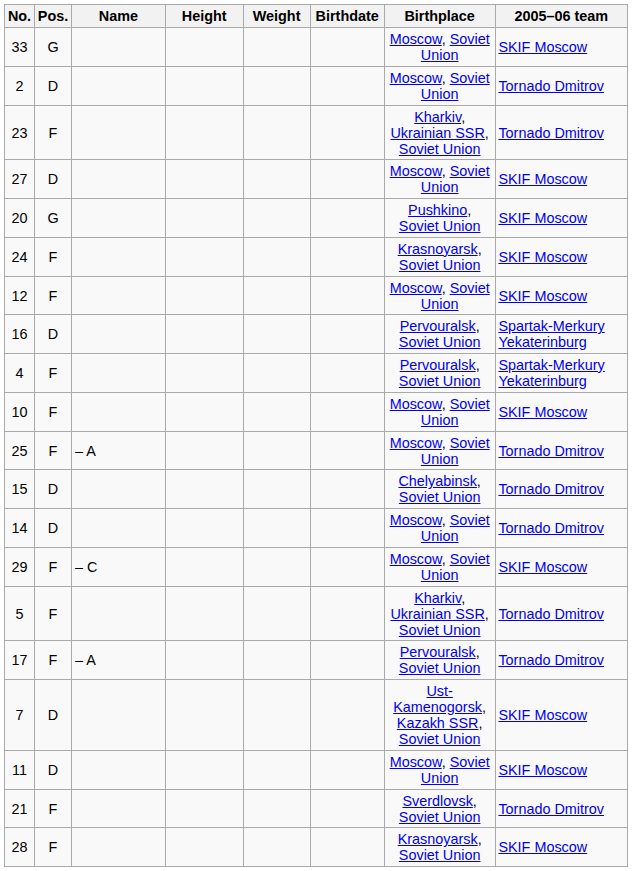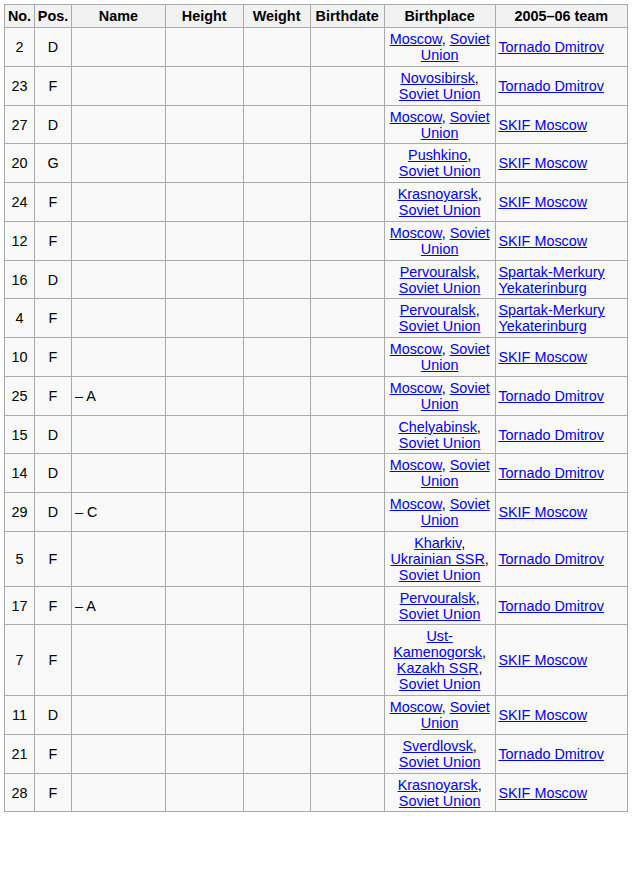- row: (19, 47)
(440, 133) Kharkiv, Ukrainian SSR, Soviet Union -> (440, 86) Novosibirsk, Soviet Union
(53, 567) F -> (53, 512) D
(53, 715) D -> (53, 660) F
